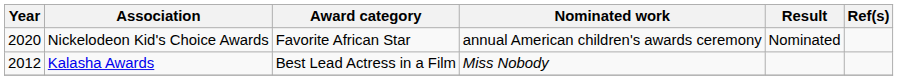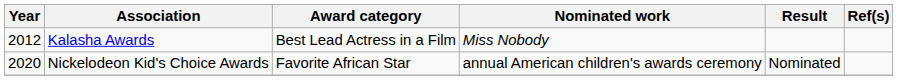rows swapped: (101, 63) <-> (158, 39)
